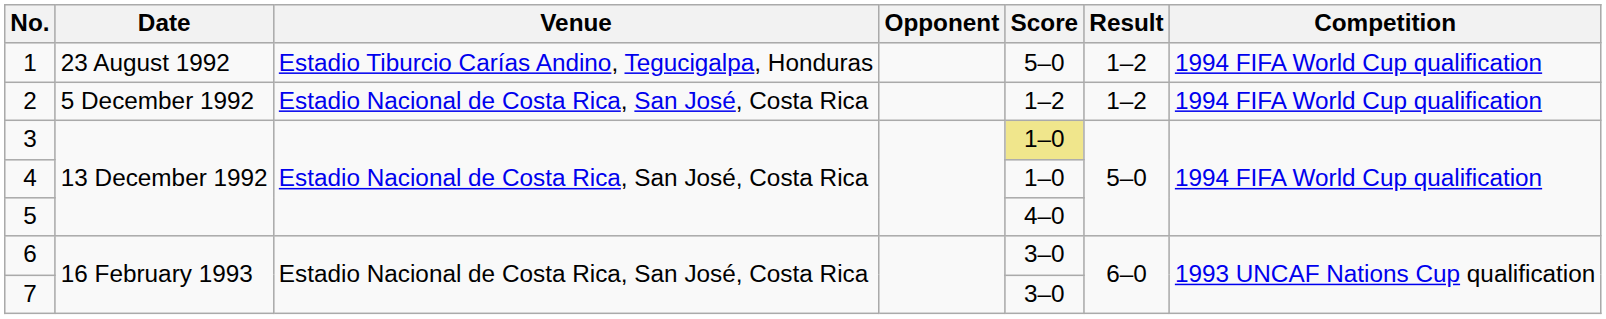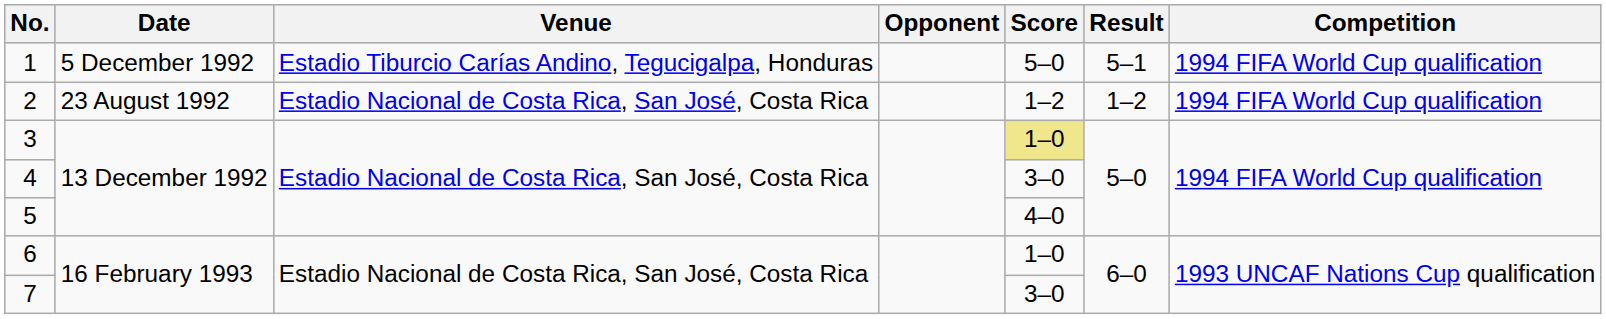(145, 62) 23 August 1992 -> (157, 62) 5 December 1992
(1126, 62) 1–2 -> (1126, 62) 5–1
(157, 100) 5 December 1992 -> (145, 100) 23 August 1992
(1044, 178) 1–0 -> (1044, 178) 3–0
(1044, 255) 3–0 -> (1044, 255) 1–0
